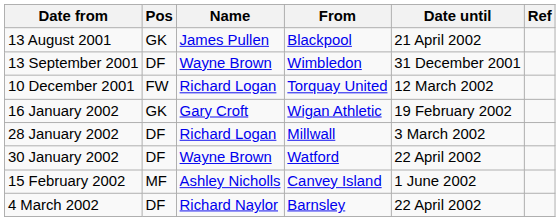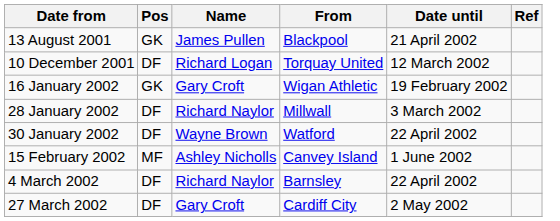- row: (73, 63)
(157, 87) FW -> (151, 63) DF
(228, 134) Richard Logan -> (225, 110) Richard Naylor
+ row: (58, 205)
